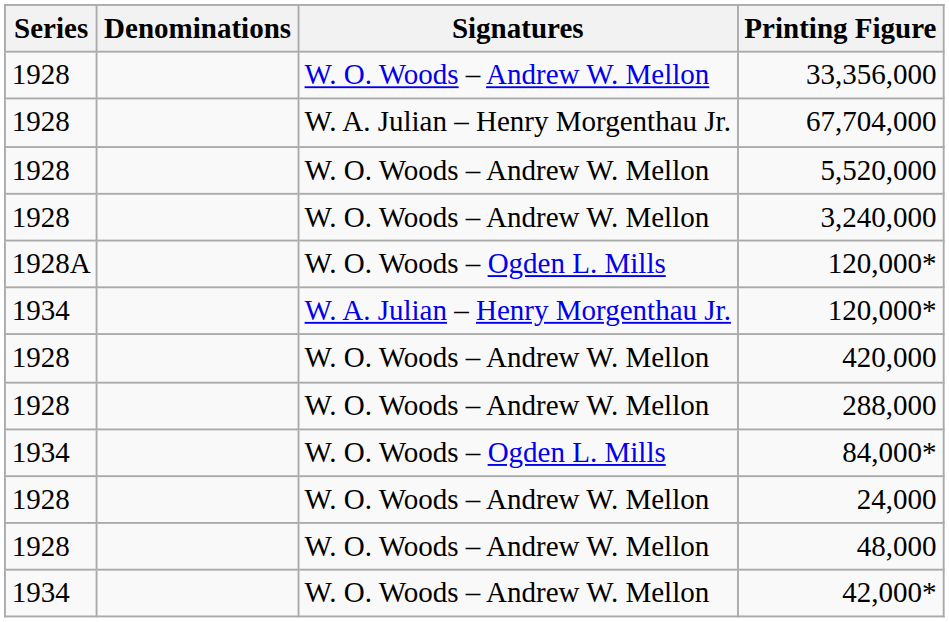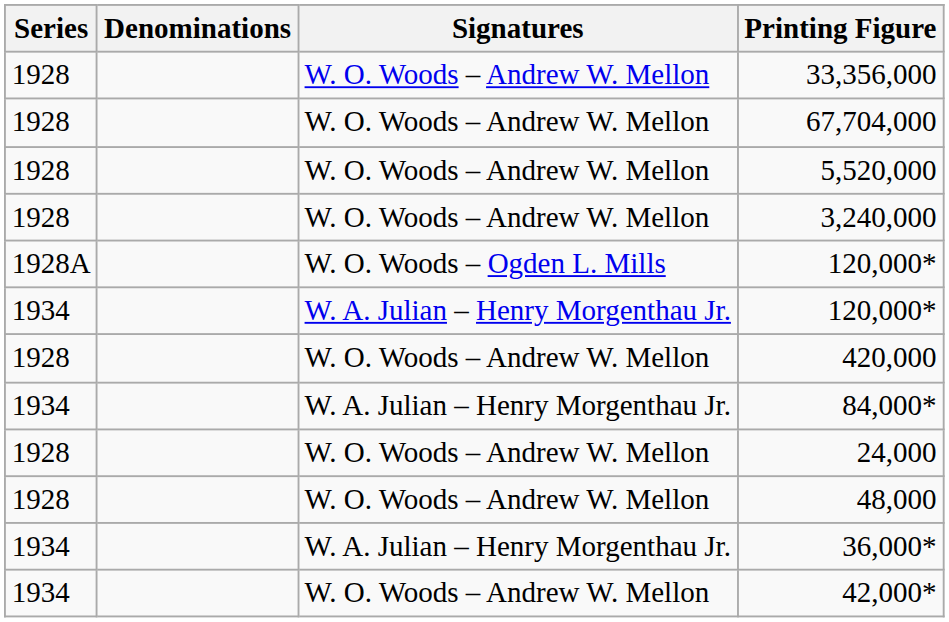(518, 121) W. A. Julian – Henry Morgenthau Jr. -> (507, 121) W. O. Woods – Andrew W. Mellon
- row: (41, 404)
(485, 451) W. O. Woods – Ogden L. Mills -> (518, 404) W. A. Julian – Henry Morgenthau Jr.
+ row: (41, 545)
